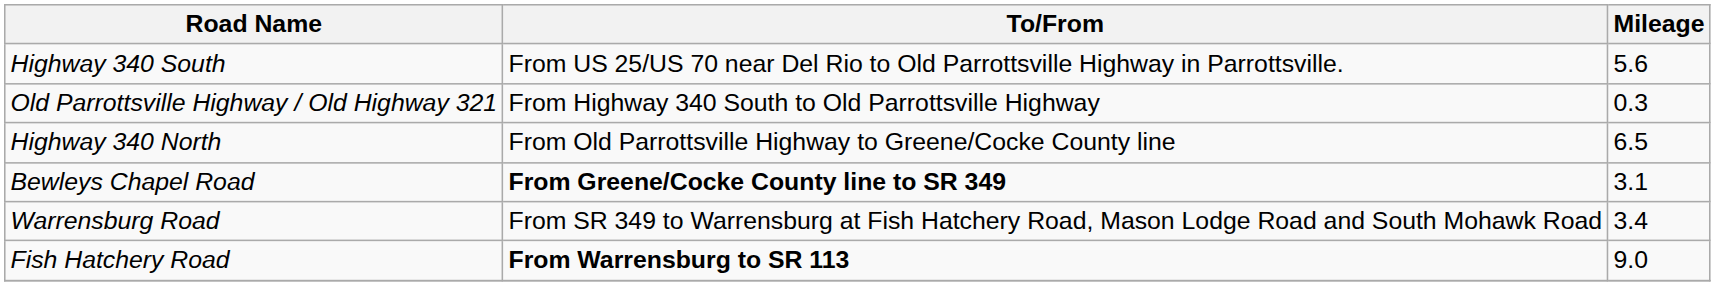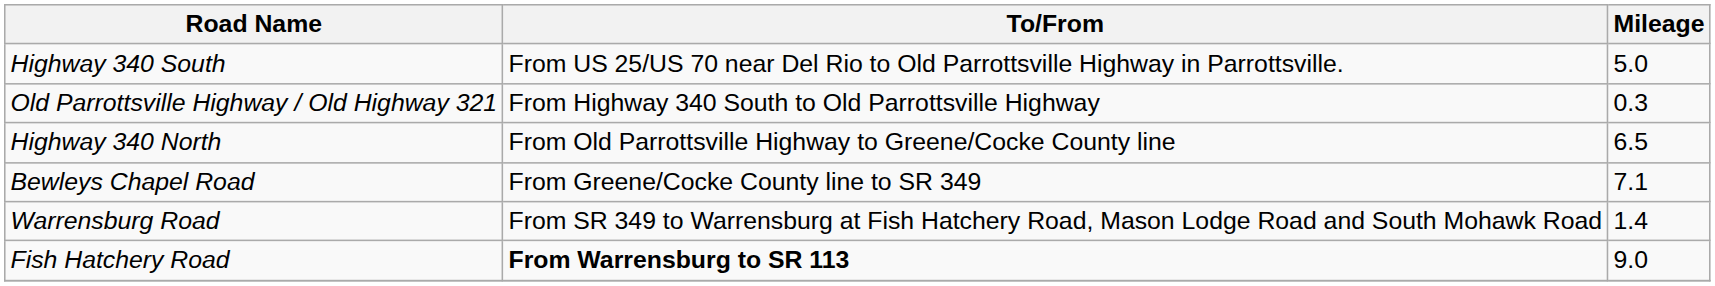(1631, 63) 5.6 -> (1631, 63) 5.0
(757, 181) bold -> (745, 181) normal
(1631, 181) 3.1 -> (1631, 181) 7.1
(1631, 220) 3.4 -> (1631, 220) 1.4
